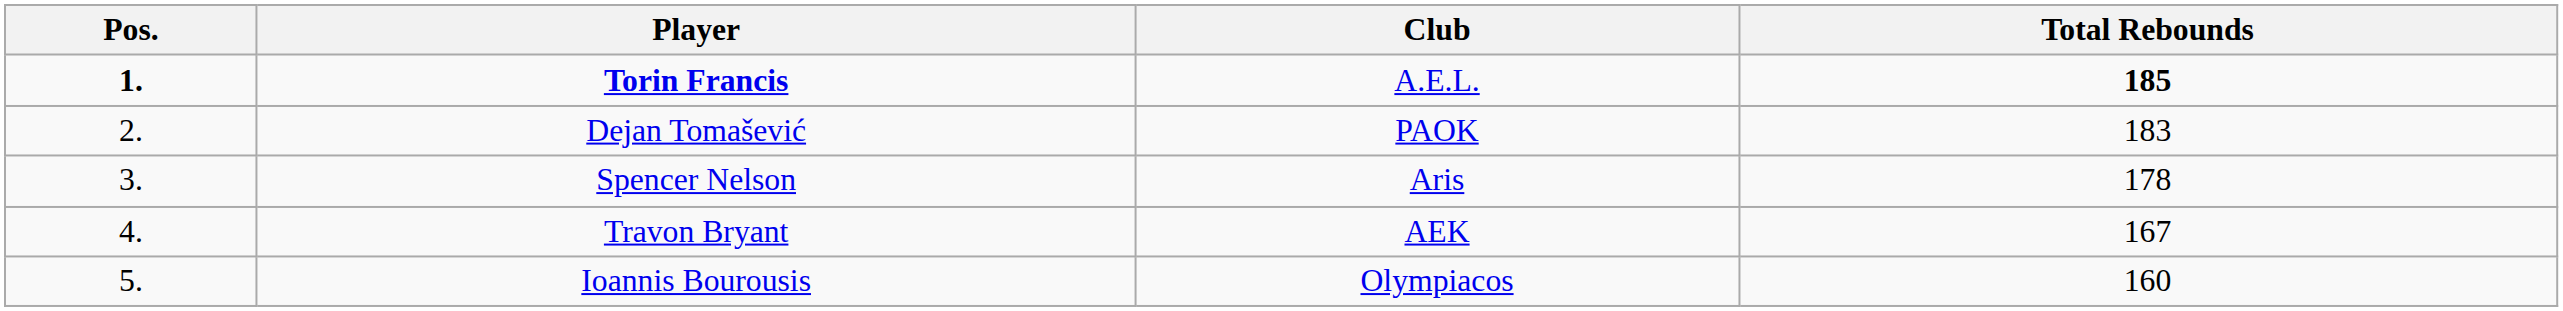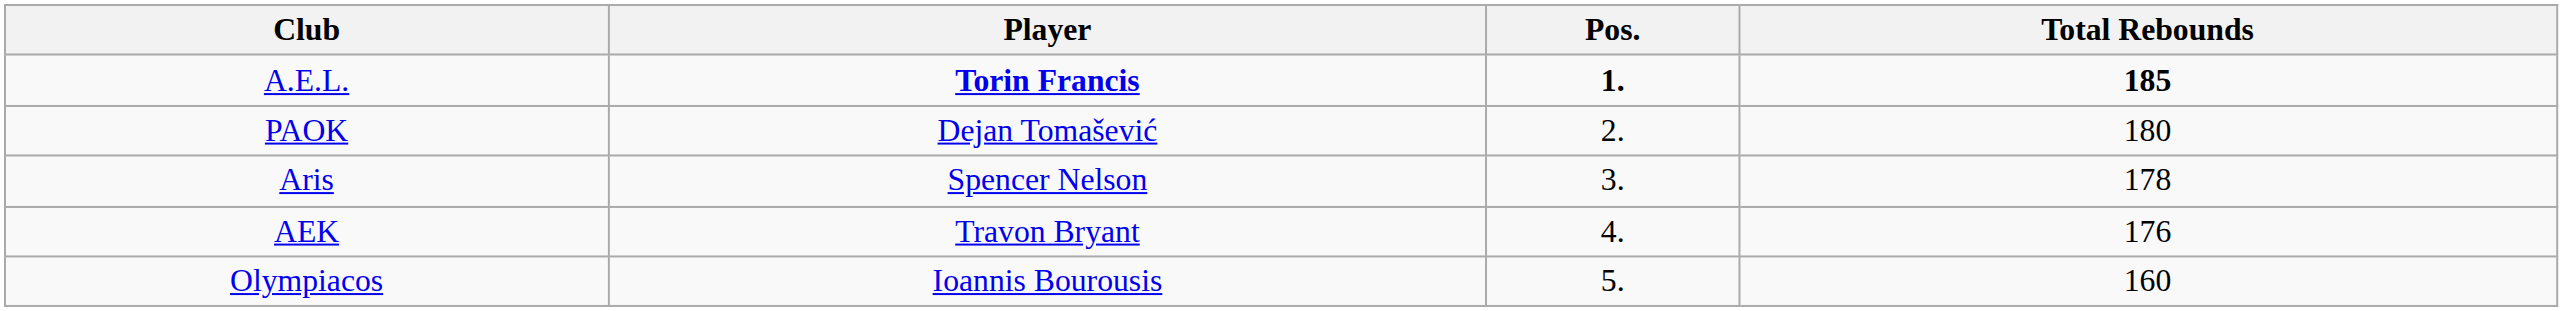columns swapped: (131, 29) <-> (1437, 29)
(2148, 130) 183 -> (2148, 130) 180
(2148, 230) 167 -> (2148, 230) 176
